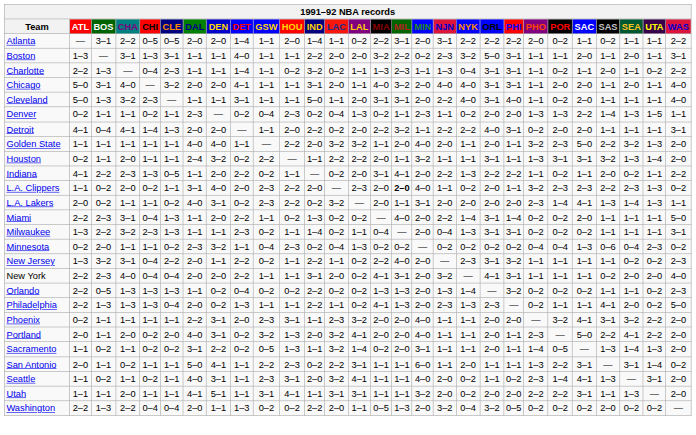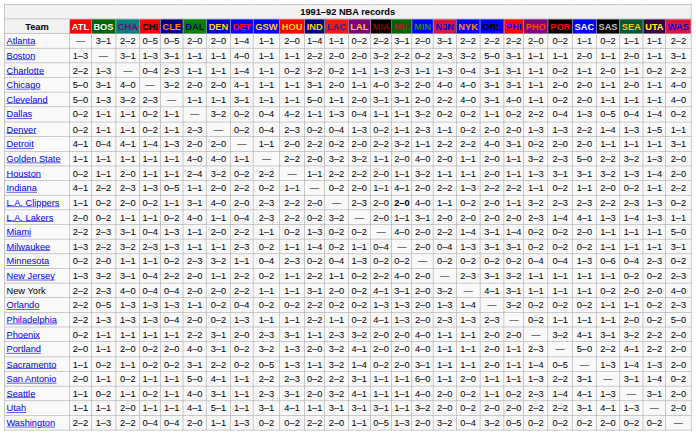+ row: (19, 115)
(492, 159) 3–1 -> (492, 173) 2–0
(381, 173) 3–1 -> (381, 188) 1–1
(218, 203) 3–1 -> (218, 217) 1–1
(242, 203) 0–2 -> (242, 217) 0–4
(608, 305) 4–1 -> (608, 320) 1–1
(381, 393) 1–1 -> (381, 408) 3–1
(608, 393) 1–1 -> (608, 408) 4–1
